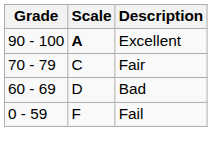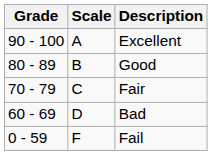(77, 41) bold -> (77, 41) normal
+ row: (137, 65)
